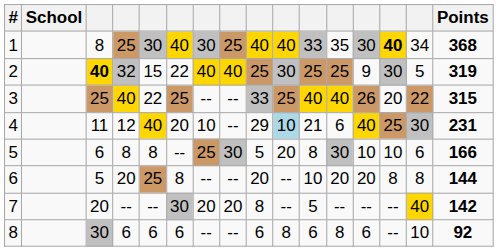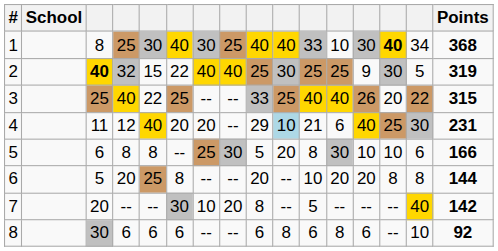(340, 44) 35 -> (340, 44) 10
(206, 125) 10 -> (206, 125) 20
(206, 206) 20 -> (206, 206) 10
